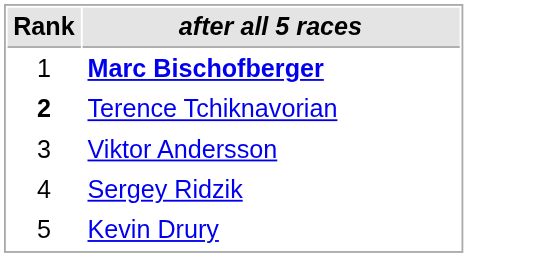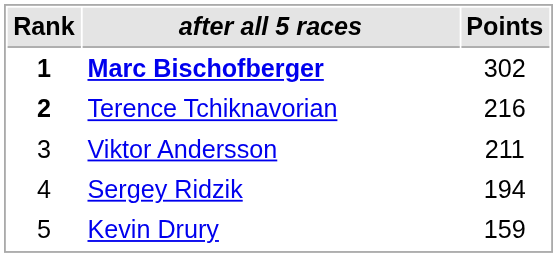+ column: (505, 27)
(44, 69) normal -> (44, 69) bold
